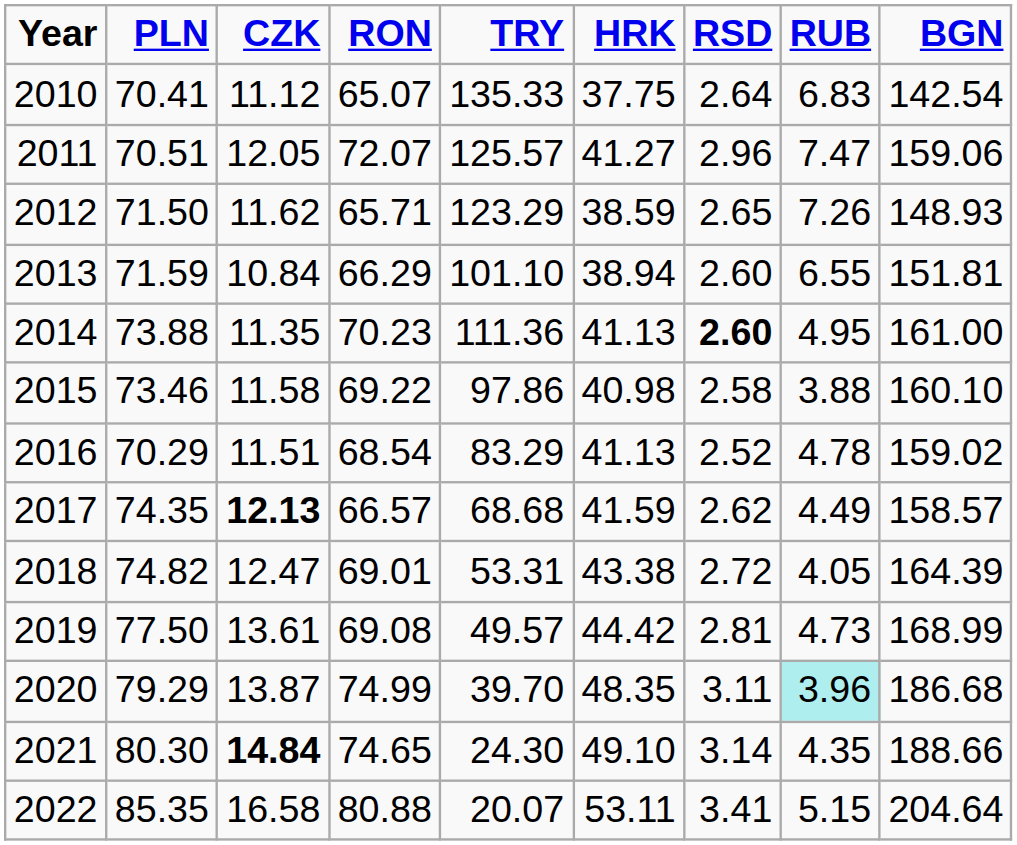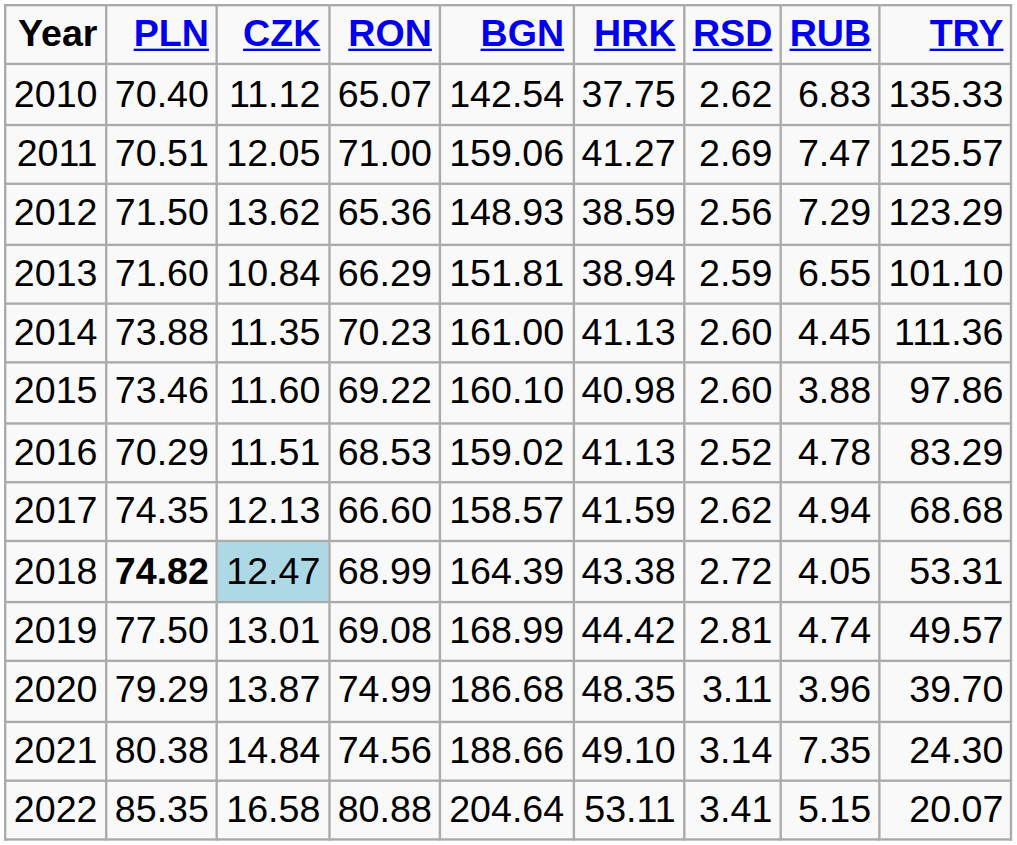columns swapped: (962, 34) <-> (527, 34)
(162, 93) 70.41 -> (162, 93) 70.40
(736, 93) 2.64 -> (736, 93) 2.62
(385, 153) 72.07 -> (385, 153) 71.00
(736, 153) 2.96 -> (736, 153) 2.69
(275, 213) 11.62 -> (273, 213) 13.62
(385, 213) 65.71 -> (385, 213) 65.36
(736, 213) 2.65 -> (736, 213) 2.56
(835, 213) 7.26 -> (835, 213) 7.29
(162, 272) 71.59 -> (162, 272) 71.60
(736, 272) 2.60 -> (736, 272) 2.59
(736, 332) bold -> (736, 332) normal
(835, 332) 4.95 -> (835, 332) 4.45
(275, 392) 11.58 -> (275, 392) 11.60
(736, 392) 2.58 -> (736, 392) 2.60
(385, 451) 68.54 -> (385, 451) 68.53
(273, 511) bold -> (273, 511) normal
(385, 511) 66.57 -> (385, 511) 66.60
(835, 511) 4.49 -> (835, 511) 4.94
(162, 570) normal -> (162, 570) bold
(273, 570) no background -> (273, 570) lightblue background
(385, 570) 69.01 -> (385, 570) 68.99
(273, 630) 13.61 -> (273, 630) 13.01
(835, 630) 4.73 -> (835, 630) 4.74
(835, 690) paleturquoise background -> (835, 690) no background
(162, 749) 80.30 -> (162, 749) 80.38
(273, 749) bold -> (273, 749) normal
(385, 749) 74.65 -> (385, 749) 74.56
(835, 749) 4.35 -> (835, 749) 7.35
